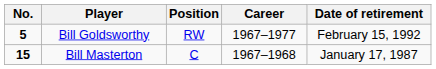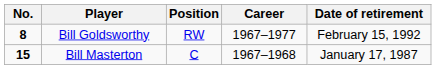(23, 34) 5 -> (23, 34) 8
